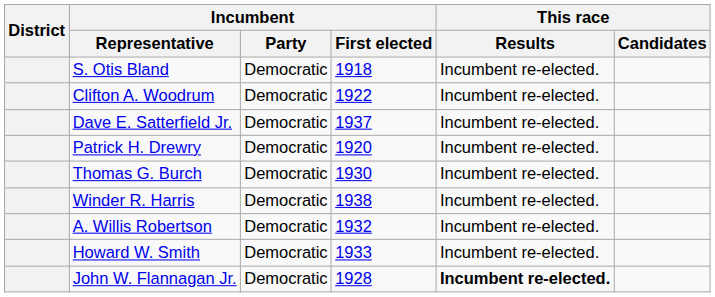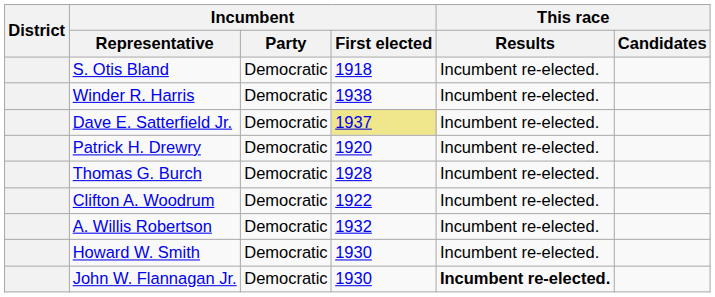rows swapped: (134, 200) <-> (144, 95)
(354, 122) no background -> (354, 122) khaki background
(354, 174) 1930 -> (354, 174) 1928
(354, 252) 1933 -> (354, 252) 1930
(354, 278) 1928 -> (354, 278) 1930
